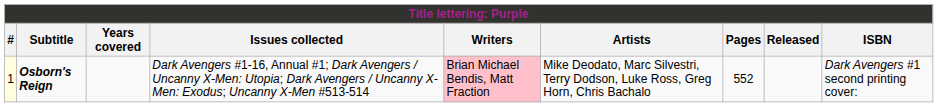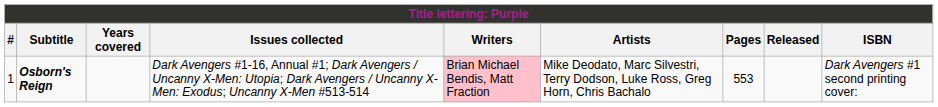(10, 79) lightyellow background -> (10, 79) no background
(743, 79) 552 -> (743, 79) 553
